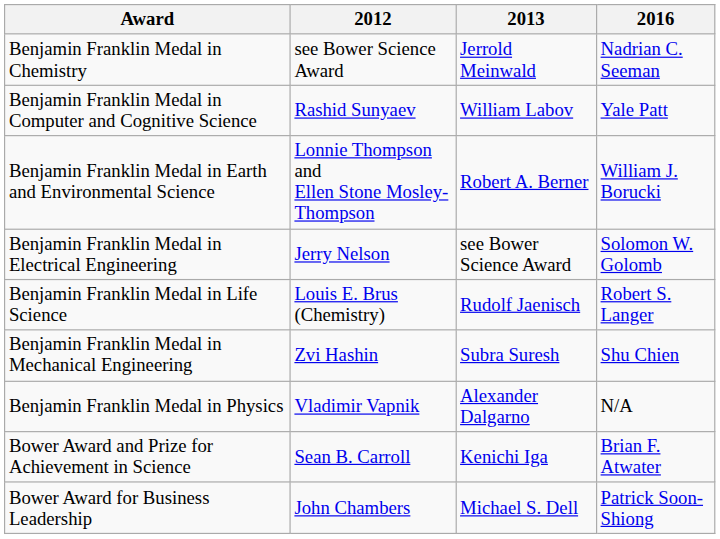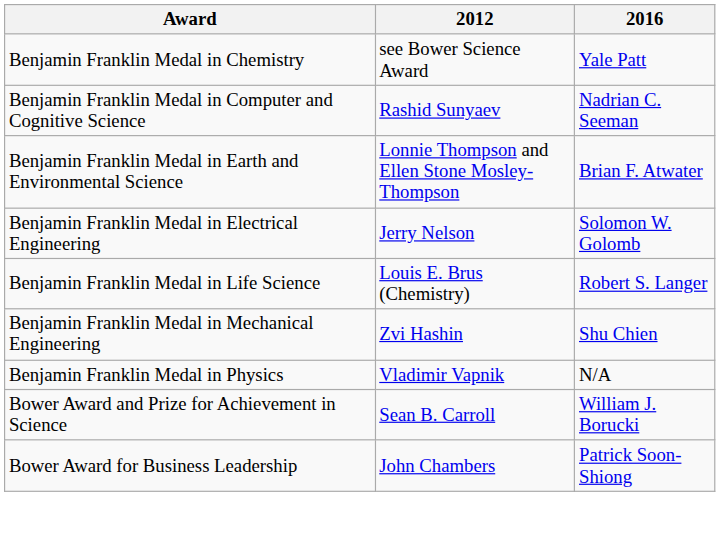- column: (526, 19)
(642, 59) Nadrian C. Seeman -> (613, 59) Yale Patt
(634, 110) Yale Patt -> (620, 110) Nadrian C. Seeman
(639, 182) William J. Borucki -> (641, 171) Brian F. Atwater
(631, 456) Brian F. Atwater -> (618, 414) William J. Borucki
